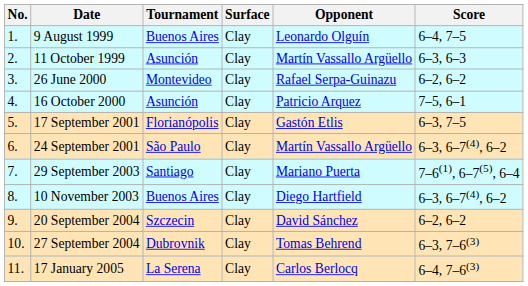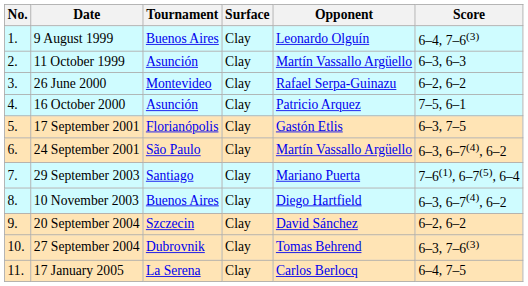(442, 36) 6–4, 7–5 -> (449, 38) 6–4, 7–6(3)
(449, 269) 6–4, 7–6(3) -> (442, 270) 6–4, 7–5
